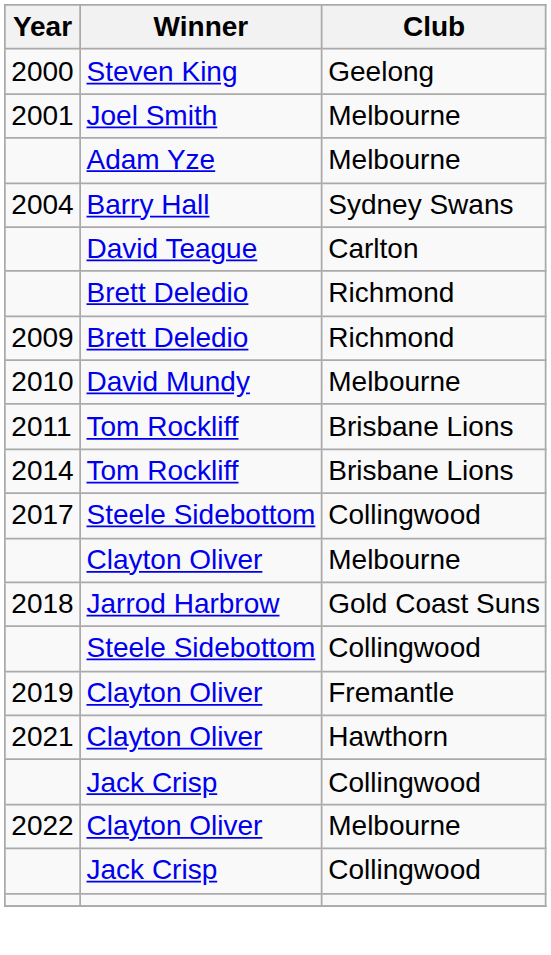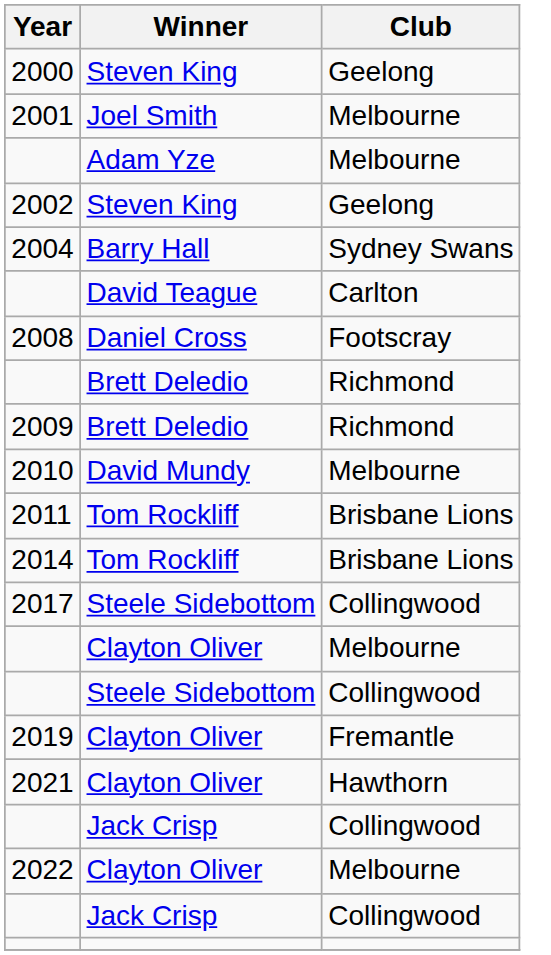+ row: (42, 204)
+ row: (42, 337)
- row: (42, 603)
